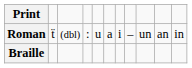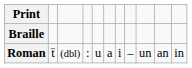rows swapped: (26, 33) <-> (26, 53)
